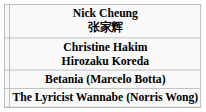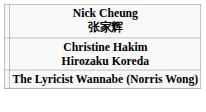- row: (105, 79)
